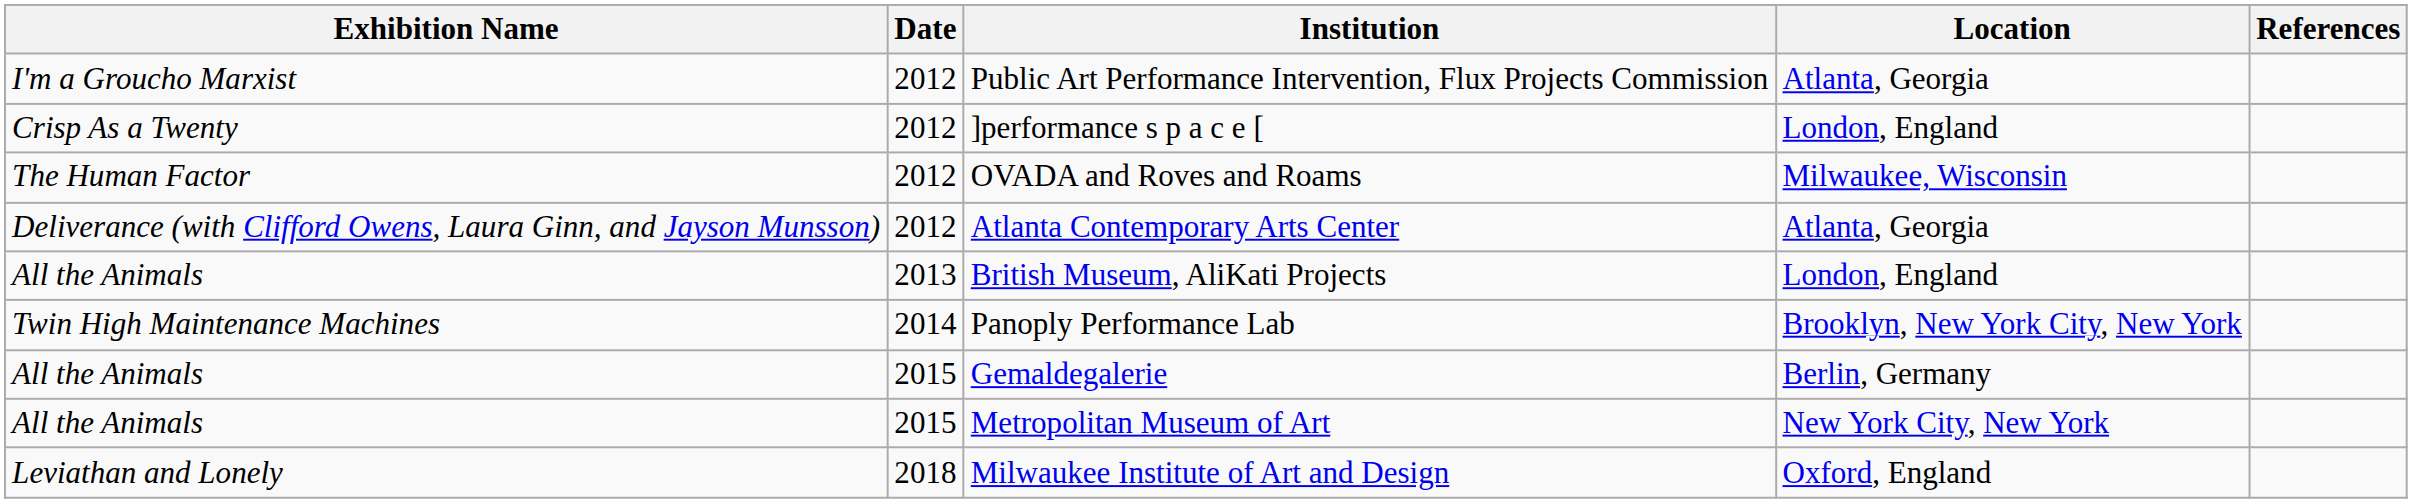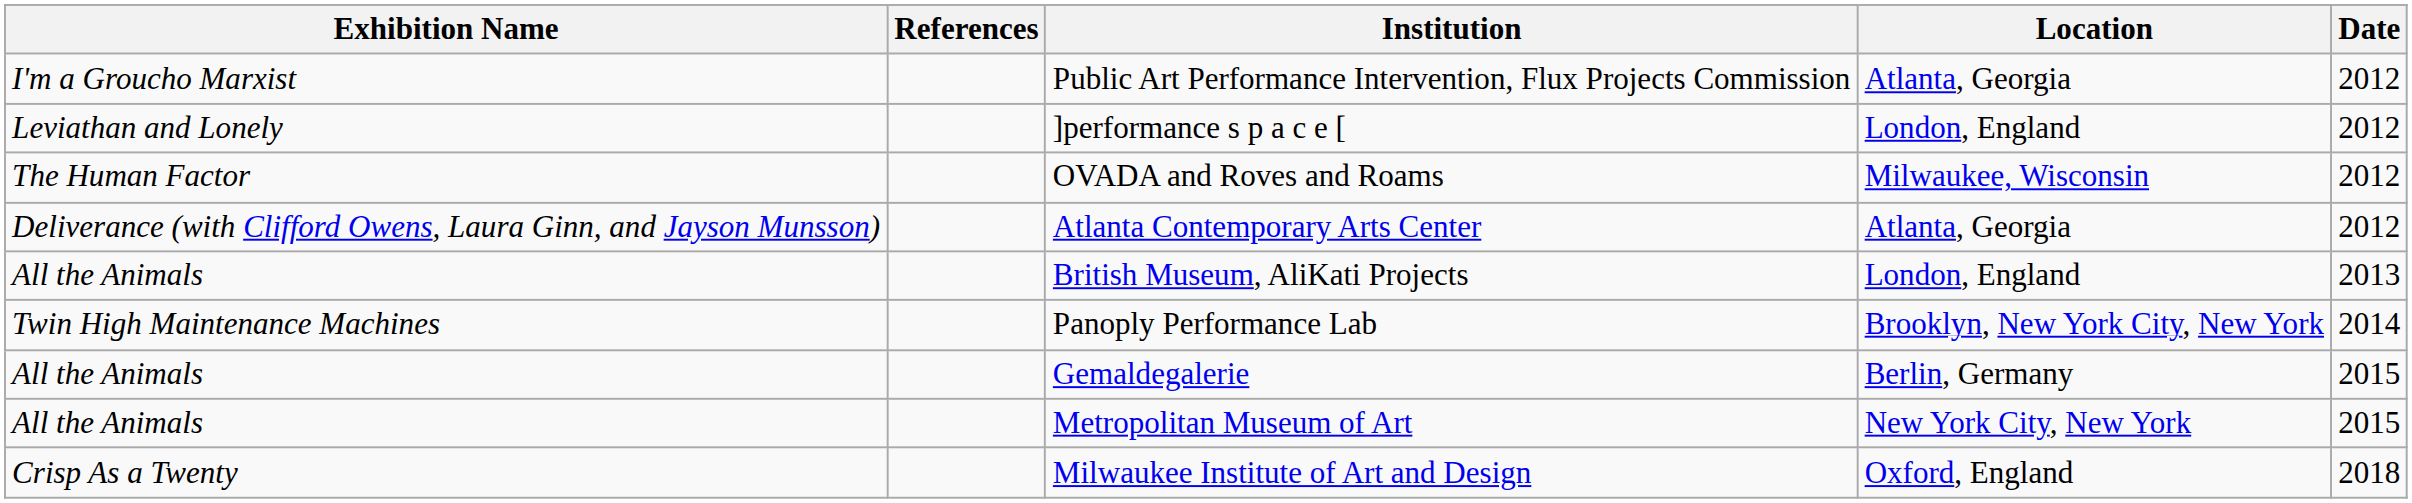columns swapped: (925, 29) <-> (2328, 29)
(125, 127) Crisp As a Twenty -> (147, 127) Leviathan and Lonely
(147, 472) Leviathan and Lonely -> (125, 472) Crisp As a Twenty
